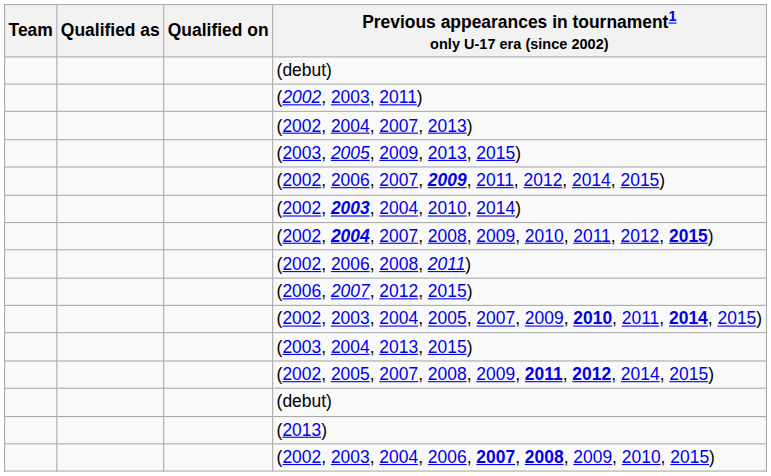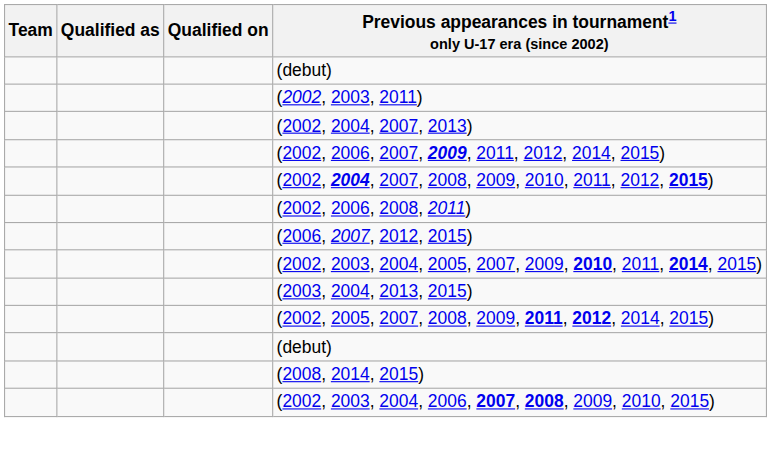- row: (31, 153)
- row: (31, 209)
- row: (31, 430)
+ row: (31, 375)
